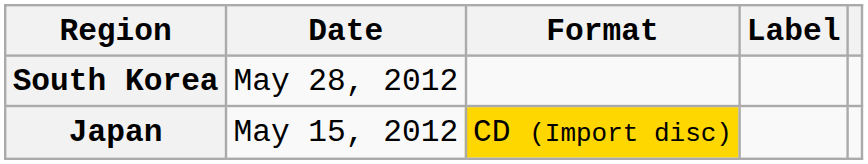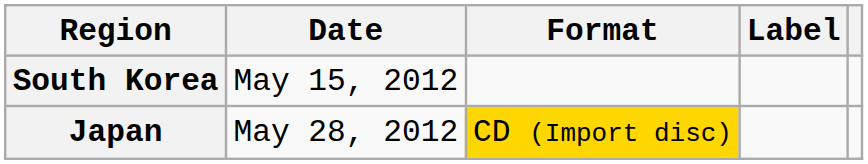(346, 81) May 28, 2012 -> (346, 81) May 15, 2012
(346, 132) May 15, 2012 -> (346, 132) May 28, 2012
